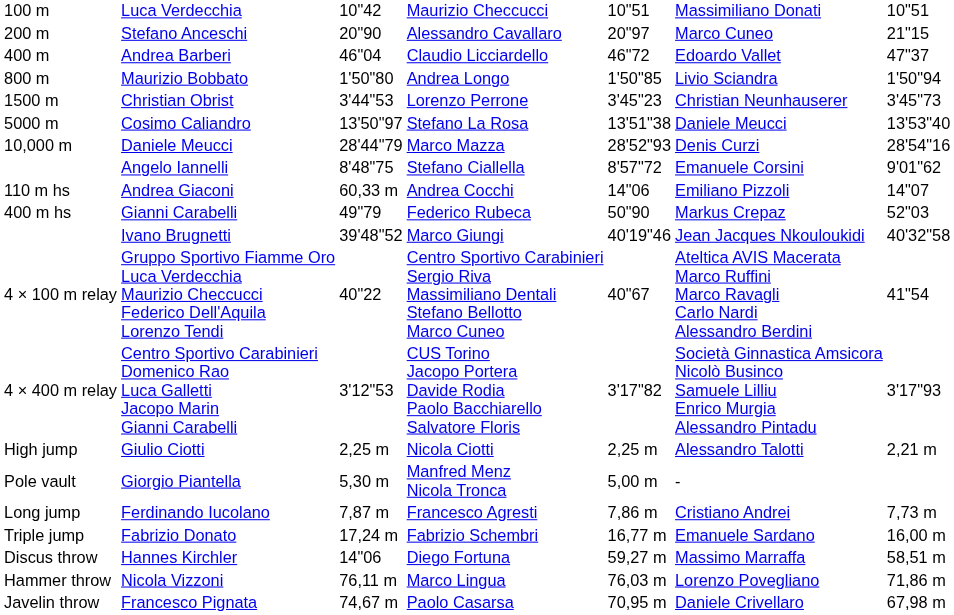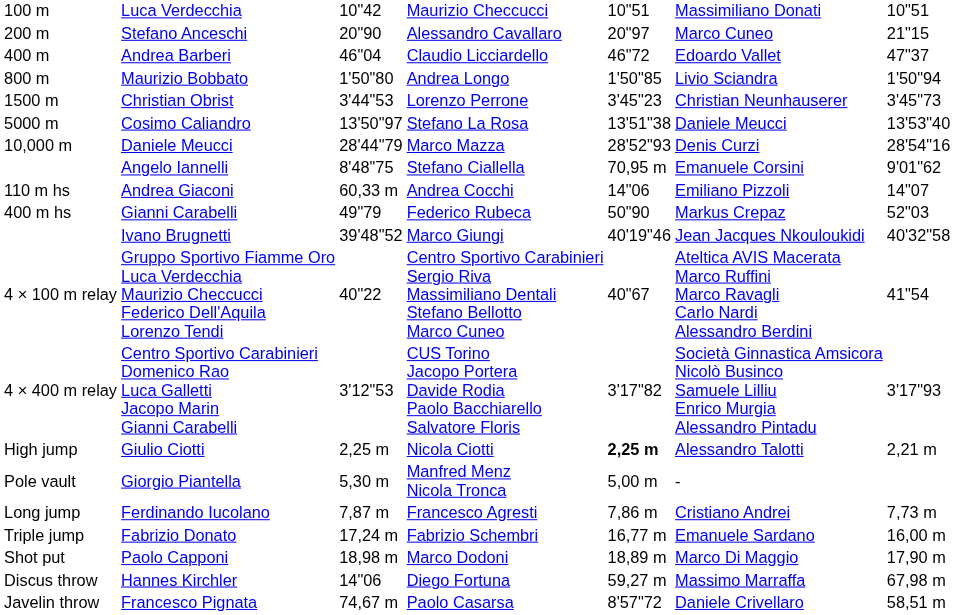(635, 168) 8'57"72 -> (637, 168) 70,95 m
(633, 449) normal -> (633, 449) bold
+ row: (175, 557)
(916, 557) 58,51 m -> (916, 580) 67,98 m
- row: (172, 580)
(637, 602) 70,95 m -> (635, 602) 8'57"72
(916, 602) 67,98 m -> (916, 602) 58,51 m
